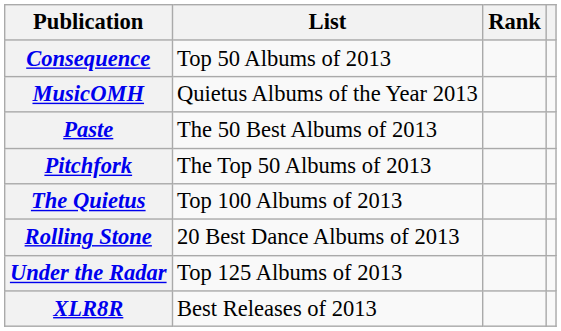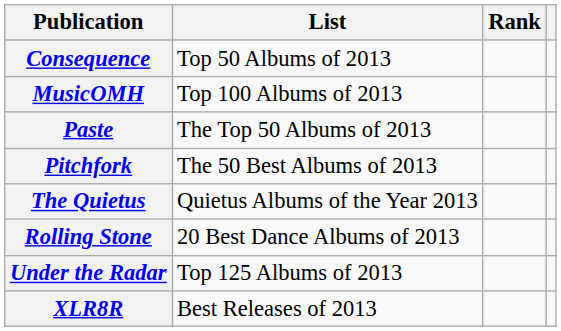(327, 93) Quietus Albums of the Year 2013 -> (290, 93) Top 100 Albums of 2013
(307, 129) The 50 Best Albums of 2013 -> (304, 129) The Top 50 Albums of 2013
(304, 165) The Top 50 Albums of 2013 -> (307, 165) The 50 Best Albums of 2013
(290, 201) Top 100 Albums of 2013 -> (327, 201) Quietus Albums of the Year 2013
